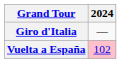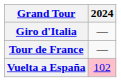+ row: (46, 49)
